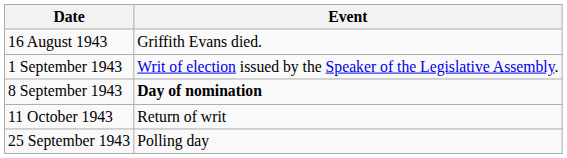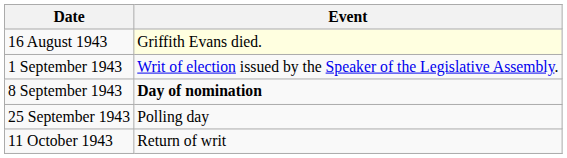(200, 41) no background -> (200, 41) lightyellow background
rows swapped: (69, 141) <-> (61, 116)
